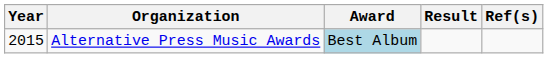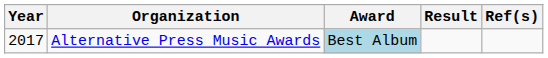(26, 41) 2015 -> (26, 41) 2017
